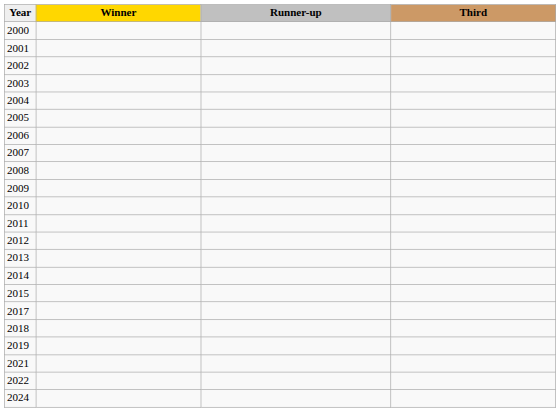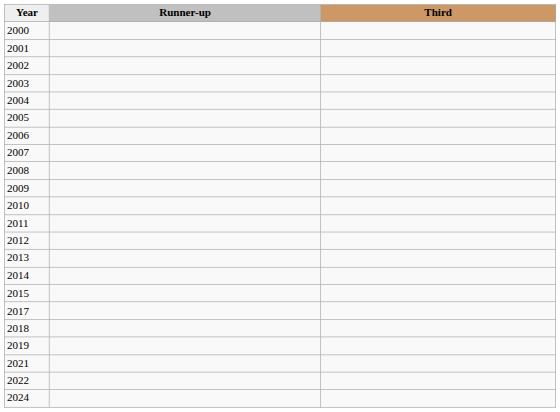- column: (118, 13)
